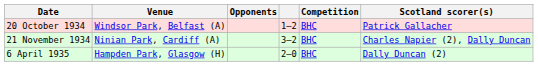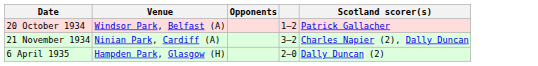- column: (330, 11)
